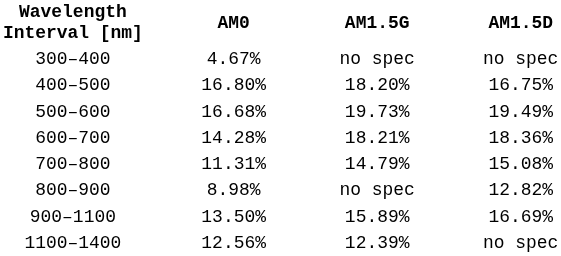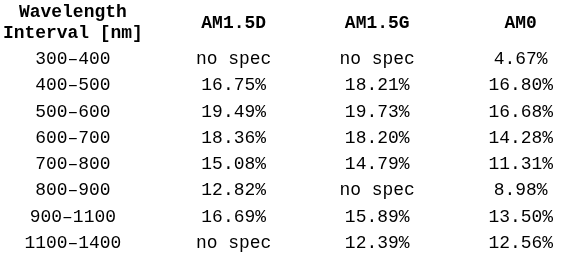columns swapped: (521, 23) <-> (234, 23)
(377, 86) 18.20% -> (377, 86) 18.21%
(377, 138) 18.21% -> (377, 138) 18.20%
